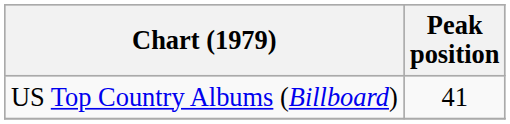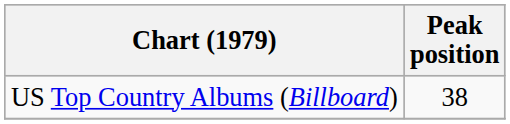(455, 97) 41 -> (455, 97) 38
